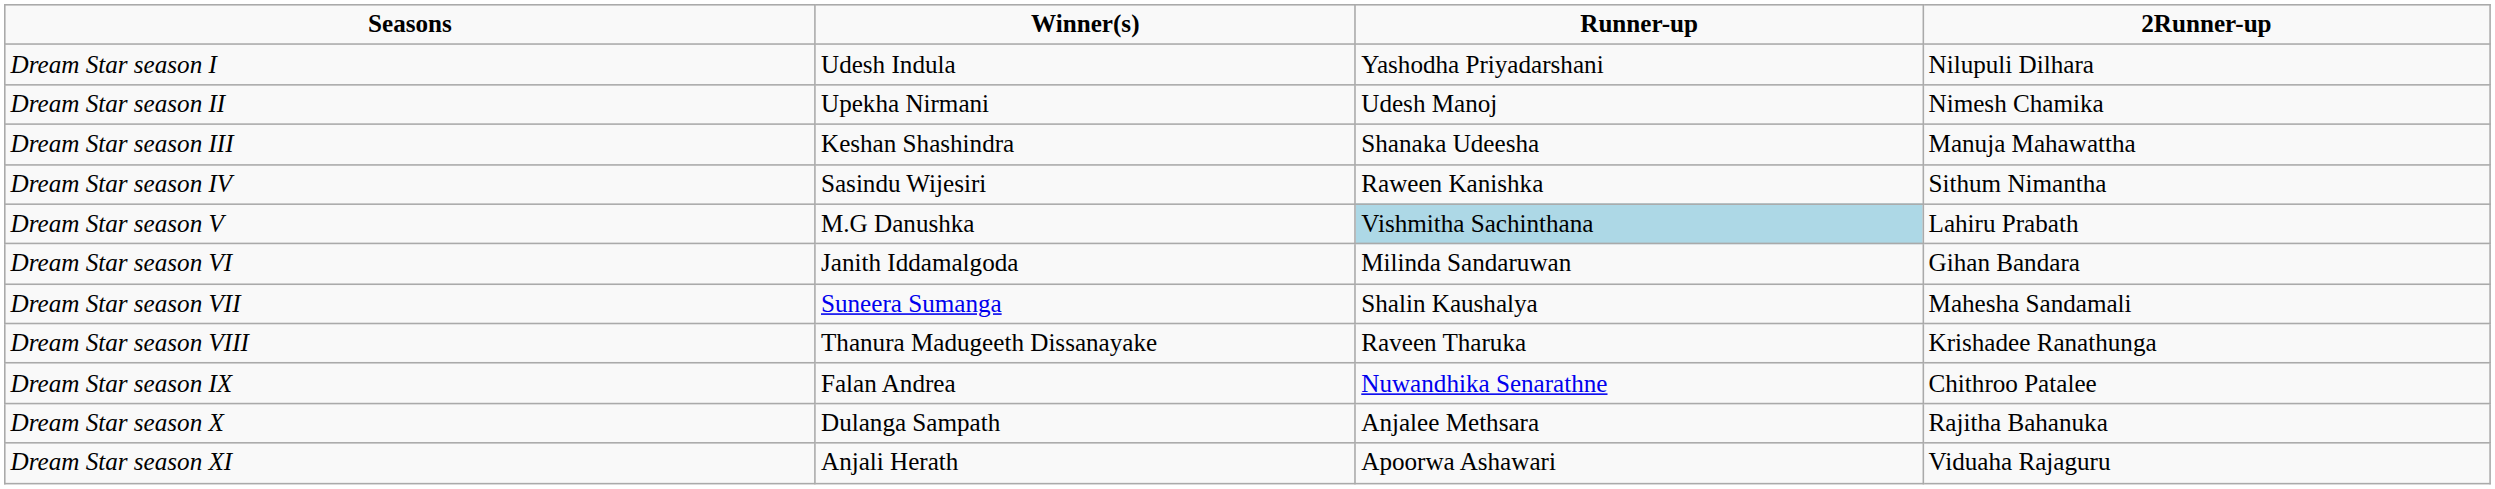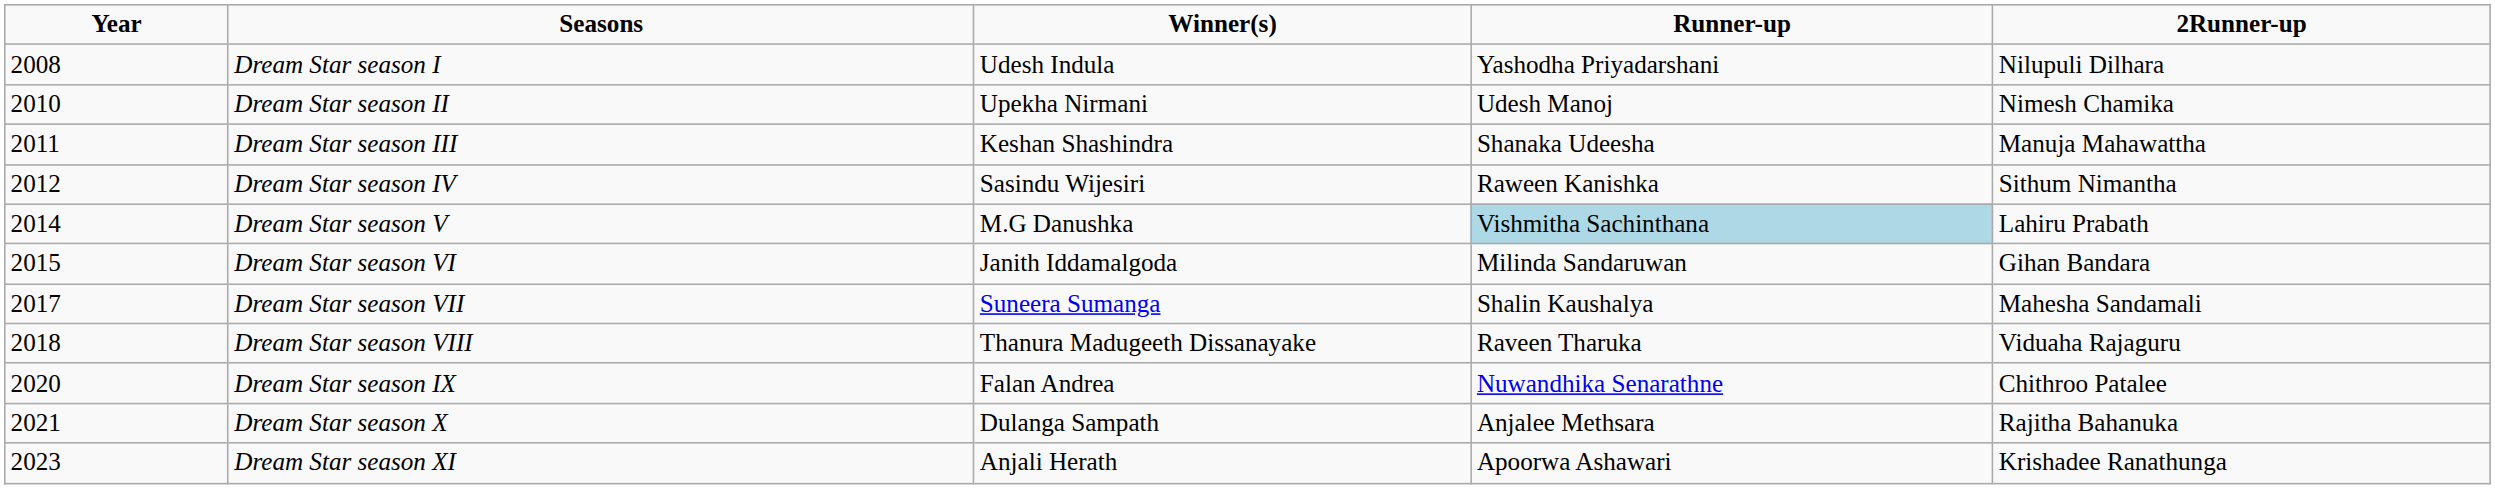+ column: (117, 24)
(2043, 343) Krishadee Ranathunga -> (2090, 343) Viduaha Rajaguru
(2020, 462) Viduaha Rajaguru -> (2113, 462) Krishadee Ranathunga
